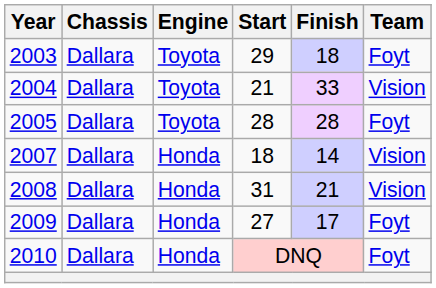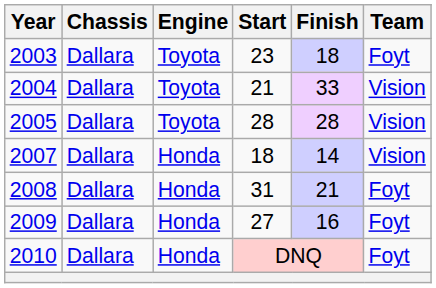(262, 55) 29 -> (262, 55) 23
(389, 122) Foyt -> (397, 122) Vision
(397, 189) Vision -> (389, 189) Foyt
(327, 223) 17 -> (327, 223) 16
